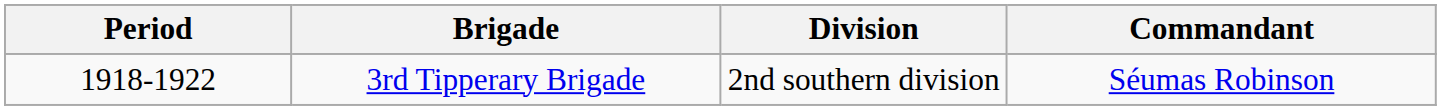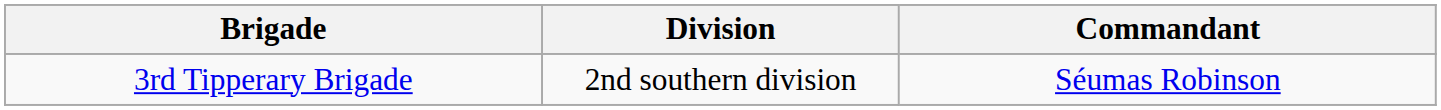- column: (148, 29)
